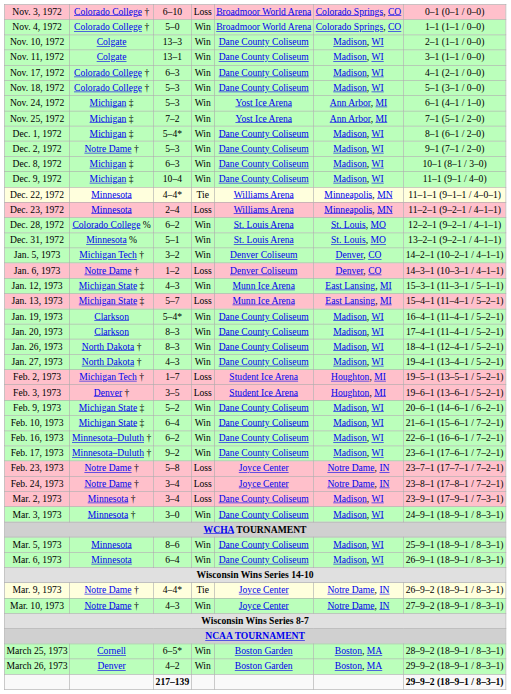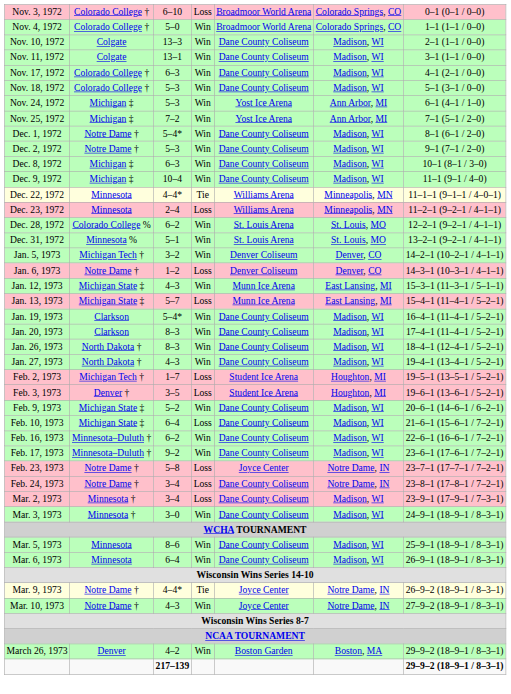(112, 133) Michigan ‡ -> (112, 133) Notre Dame †
(203, 423) Win -> (203, 423) Loss
(264, 484) Joyce Center -> (264, 484) Dane County Coliseum
- row: (37, 651)
